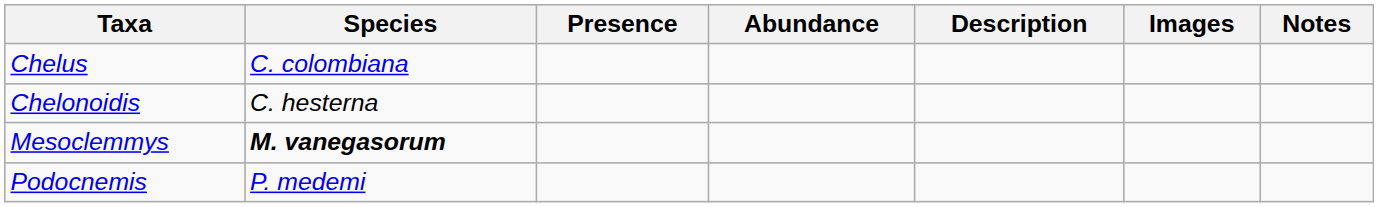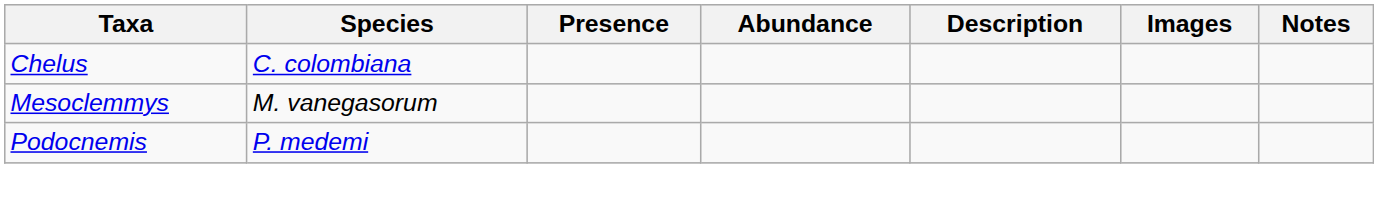- row: (75, 102)
(348, 142) bold -> (345, 102) normal
